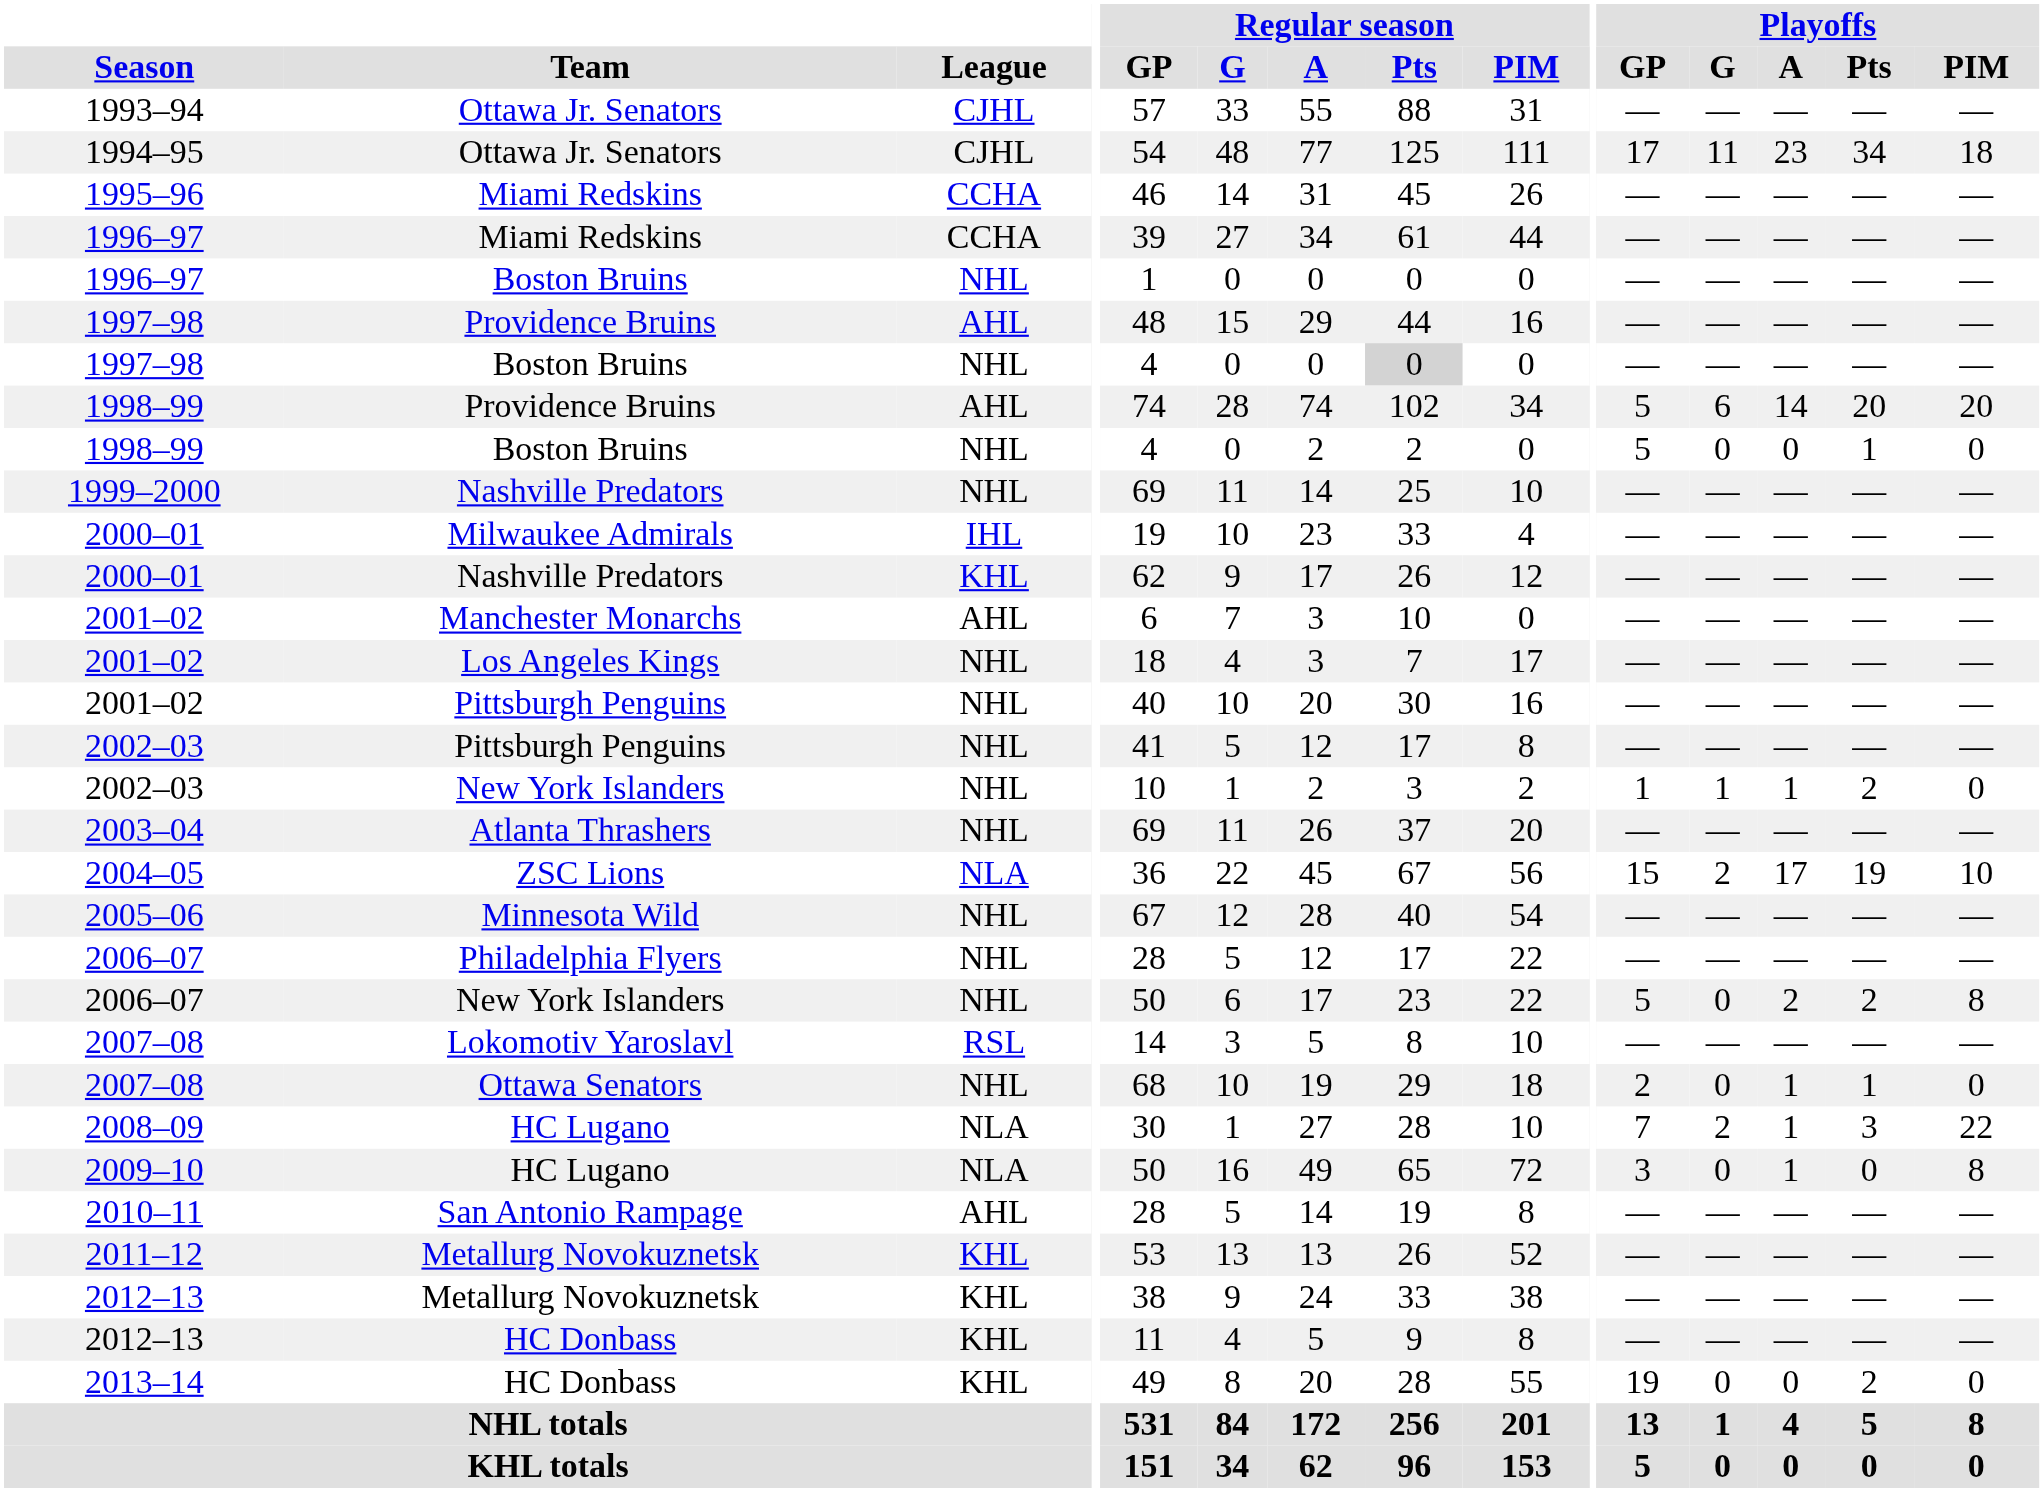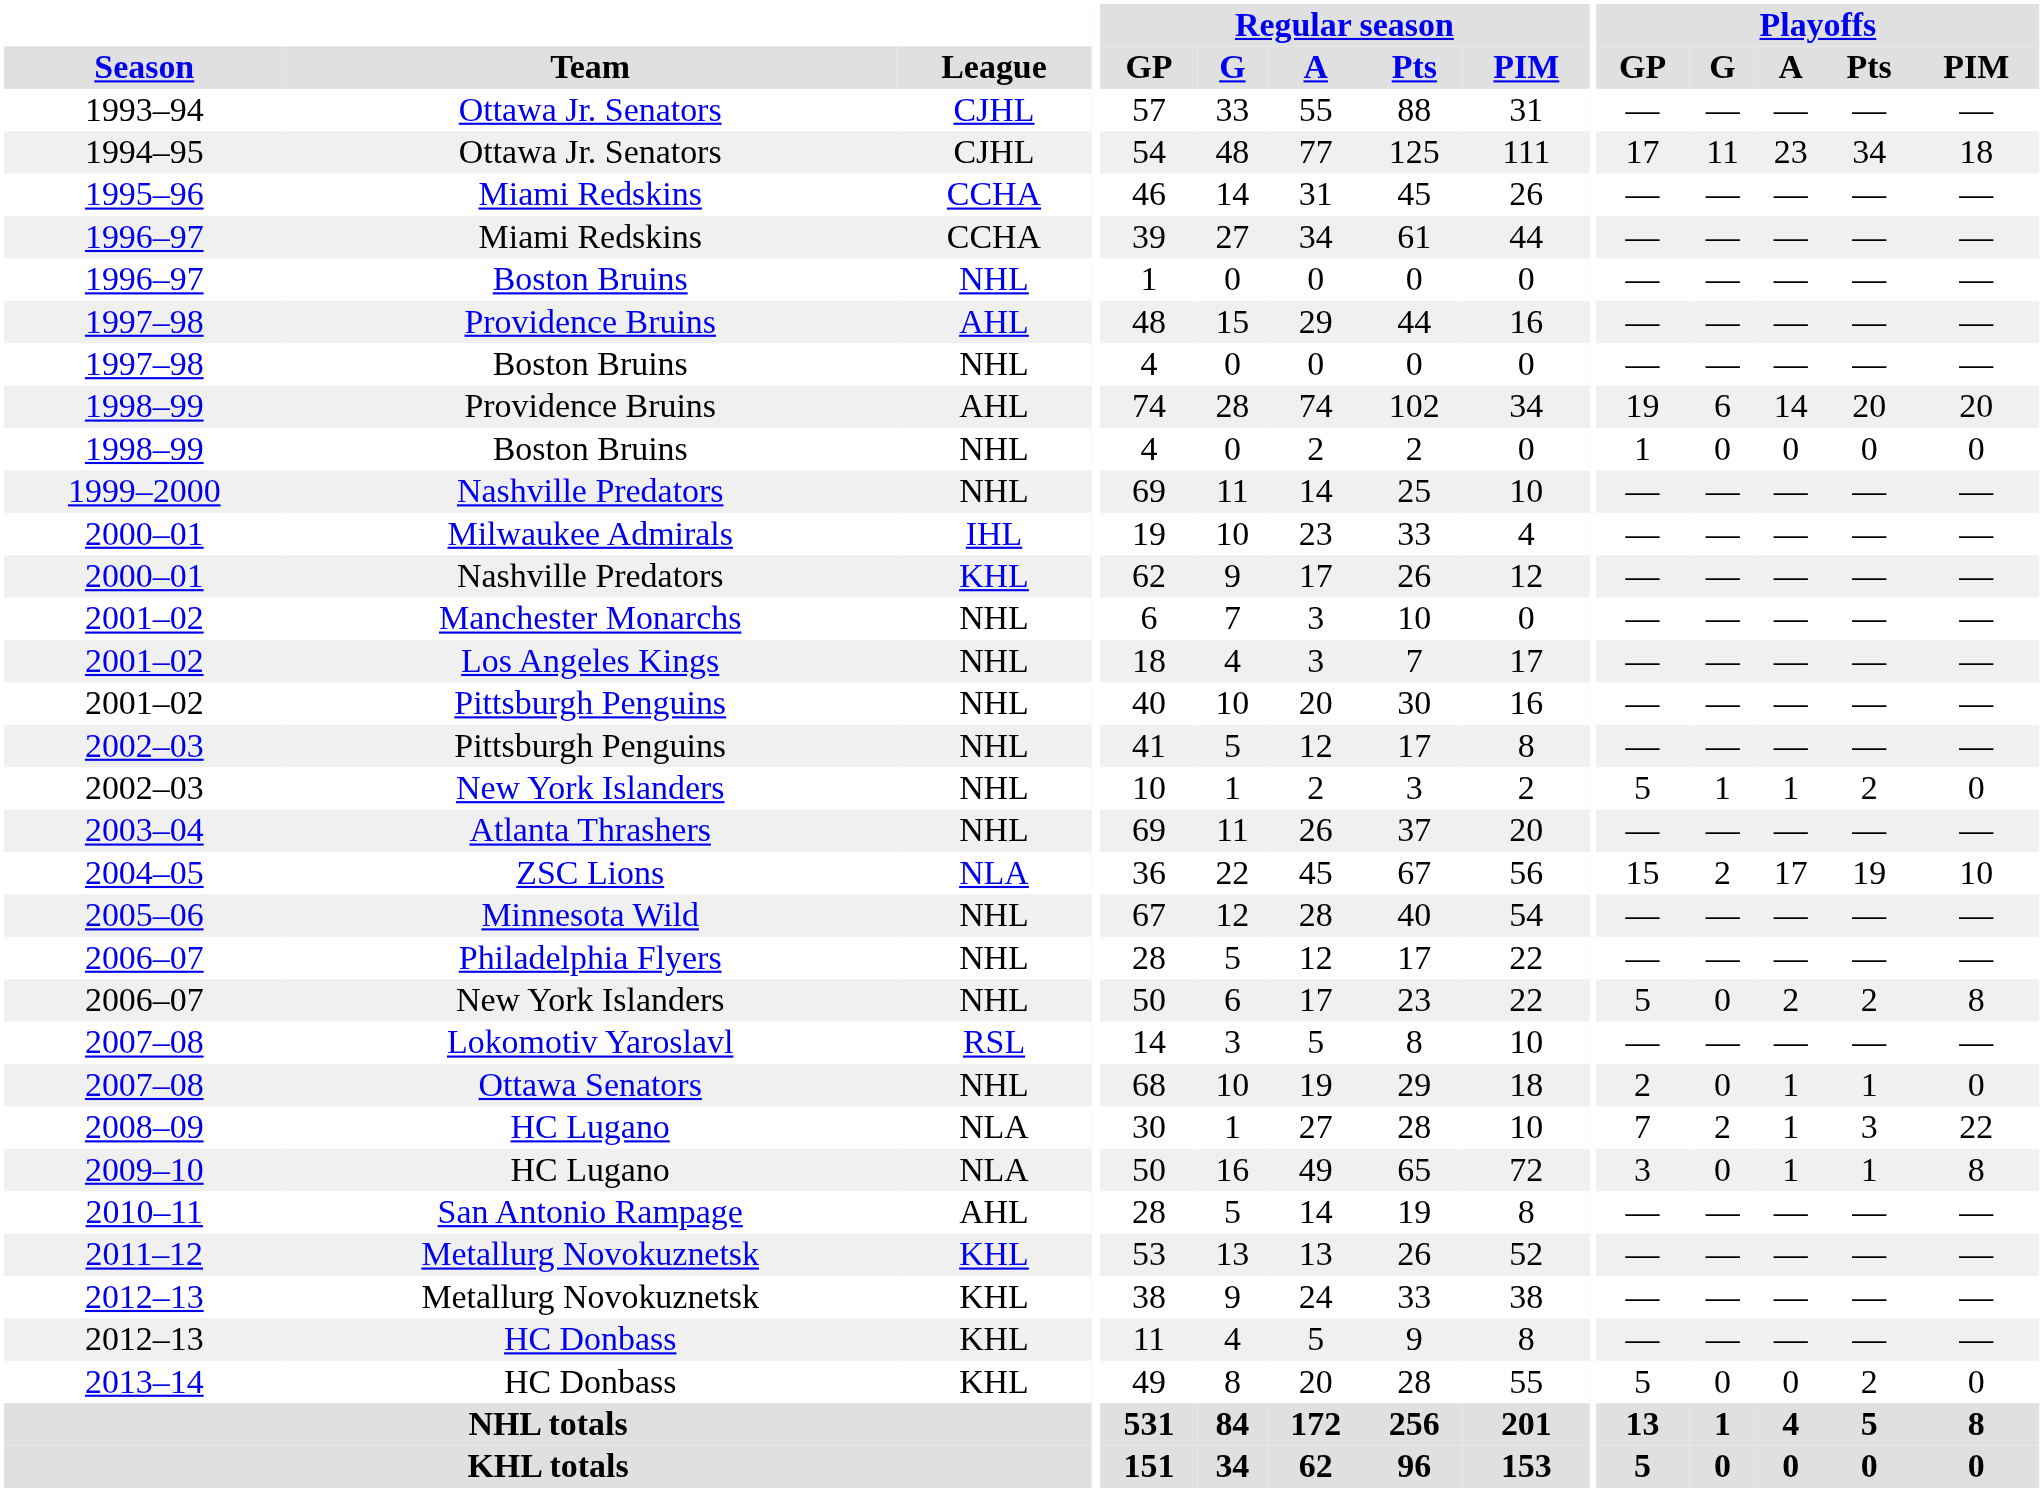(1414, 363) lightgrey background -> (1414, 363) no background
(1643, 406) 5 -> (1643, 406) 19
(1643, 448) 5 -> (1643, 448) 1
(1869, 448) 1 -> (1869, 448) 0
(994, 618) AHL -> (994, 618) NHL
(1643, 787) 1 -> (1643, 787) 5
(1869, 1169) 0 -> (1869, 1169) 1
(1643, 1381) 19 -> (1643, 1381) 5
